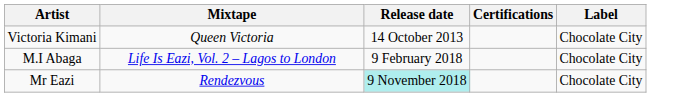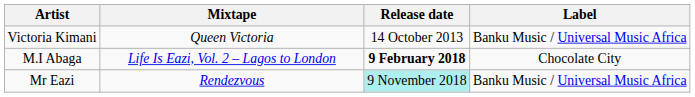- column: (513, 15)
(601, 37) Chocolate City -> (580, 37) Banku Music / Universal Music Africa
(417, 59) normal -> (417, 59) bold
(601, 80) Chocolate City -> (580, 80) Banku Music / Universal Music Africa
